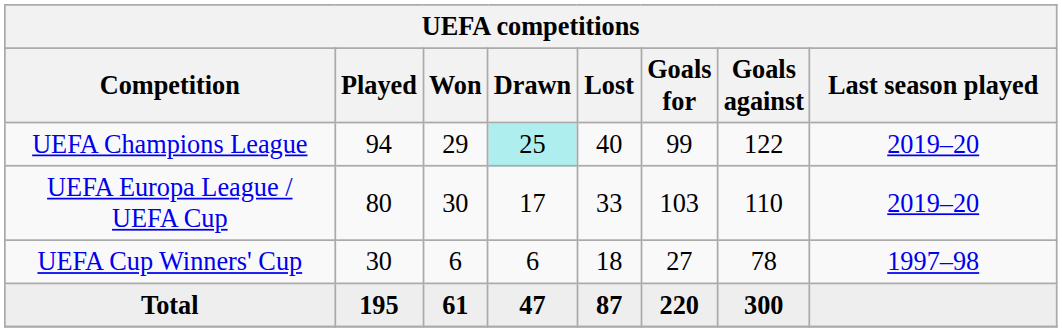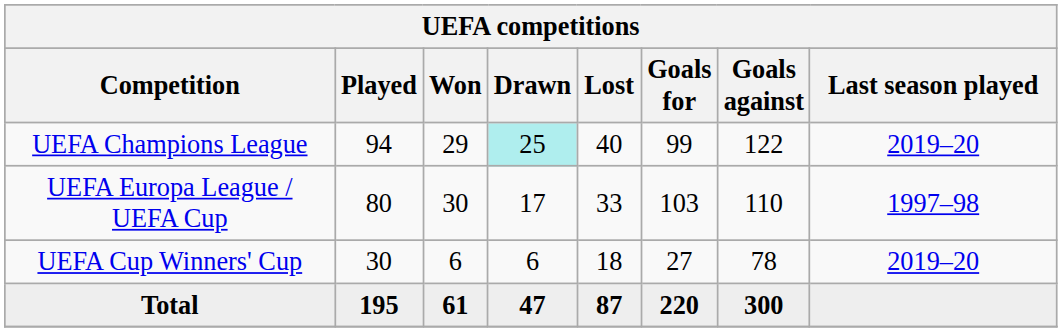(933, 203) 2019–20 -> (933, 203) 1997–98
(933, 262) 1997–98 -> (933, 262) 2019–20
